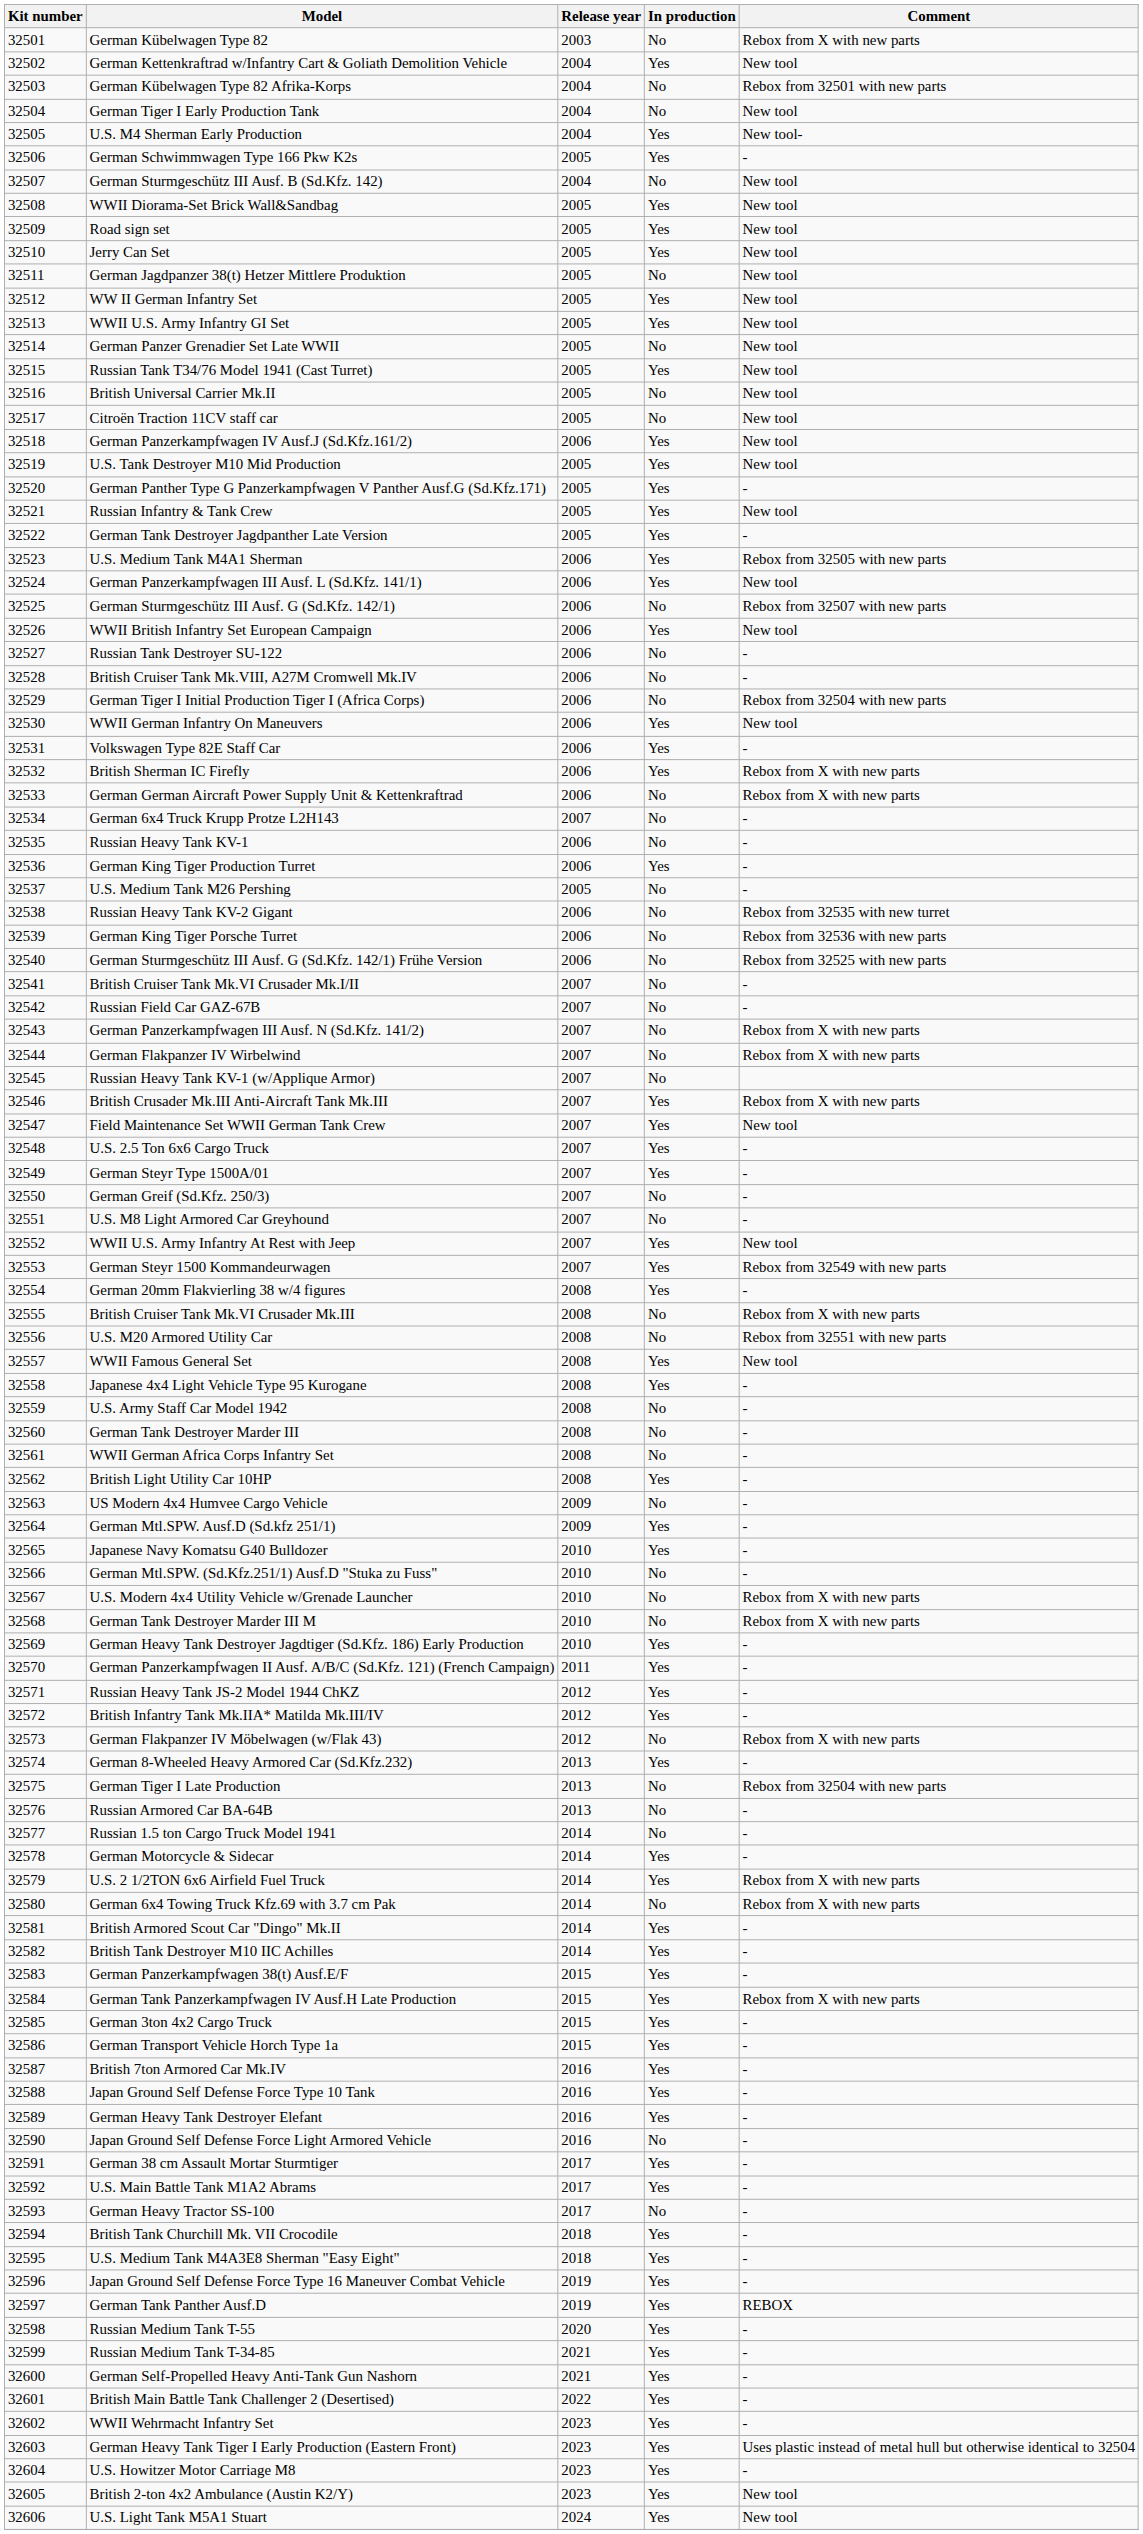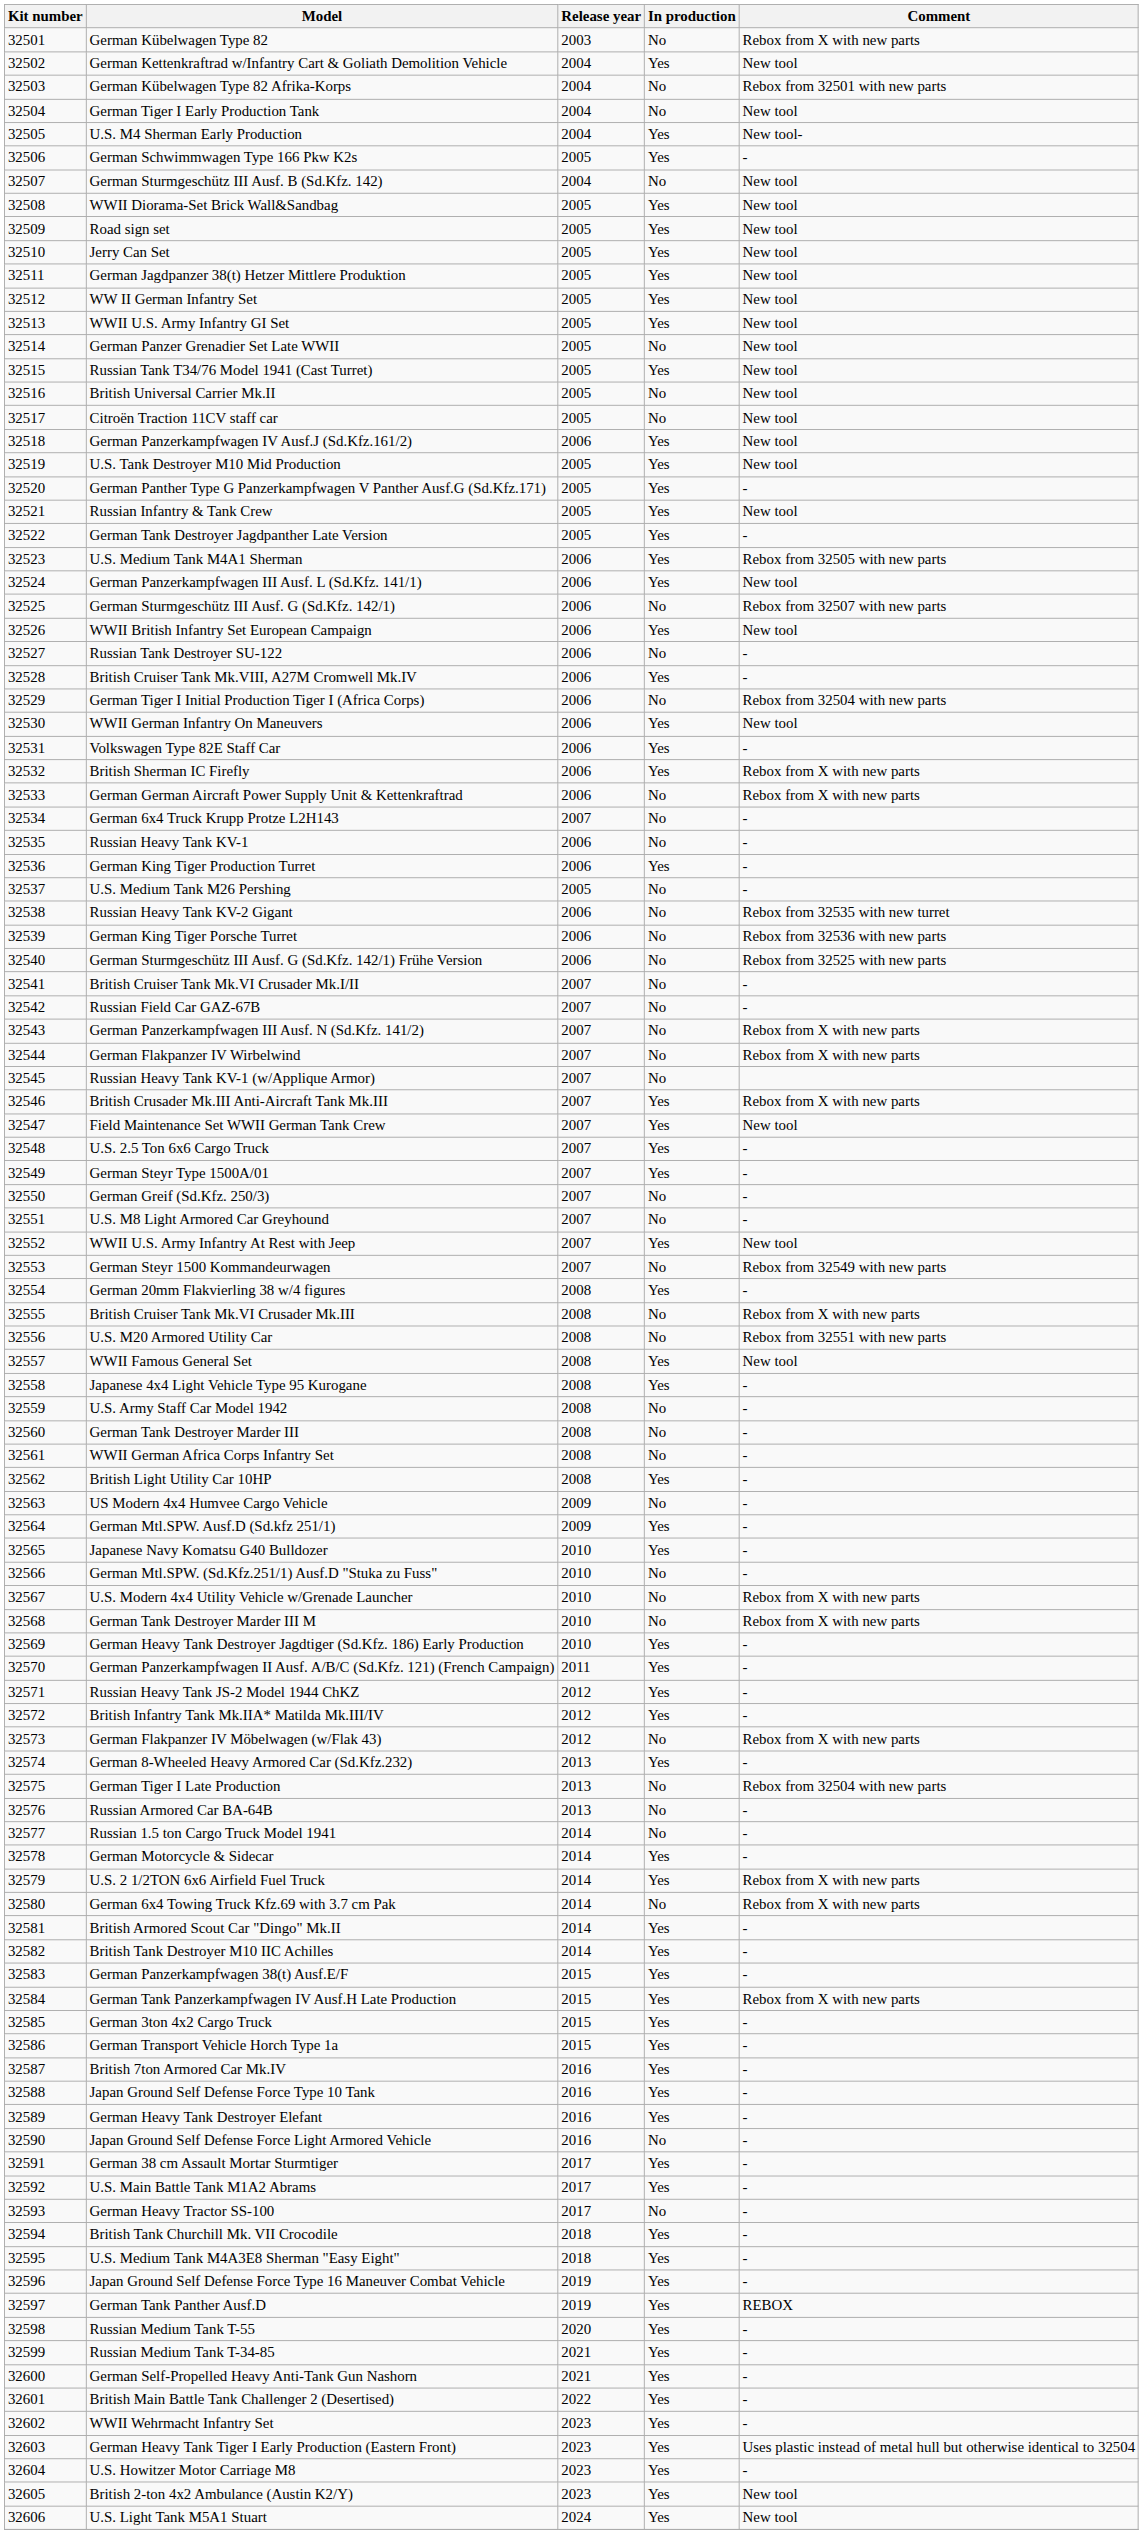(657, 275) No -> (659, 275) Yes
(657, 677) No -> (659, 677) Yes
(659, 1267) Yes -> (657, 1267) No
